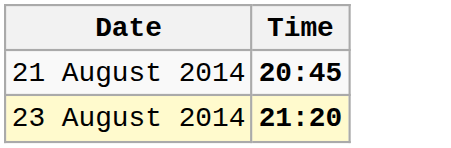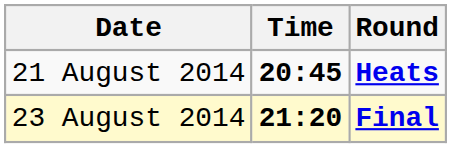+ column: (397, 28)
